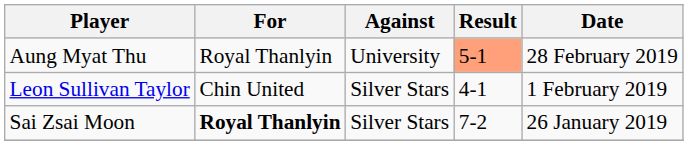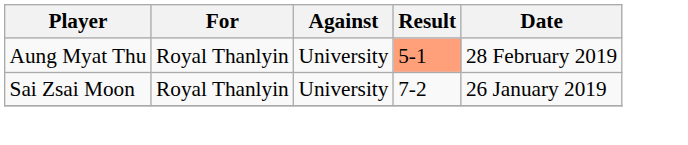- row: (100, 88)
(270, 122) bold -> (222, 88) normal
(400, 122) Silver Stars -> (343, 88) University
